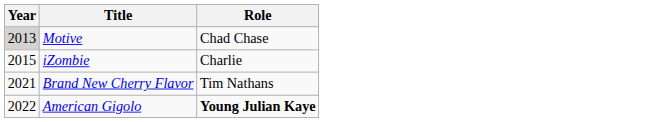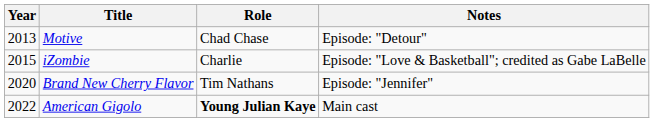+ column: (484, 15)
(22, 38) lightgrey background -> (22, 38) no background
(22, 83) 2021 -> (22, 83) 2020
